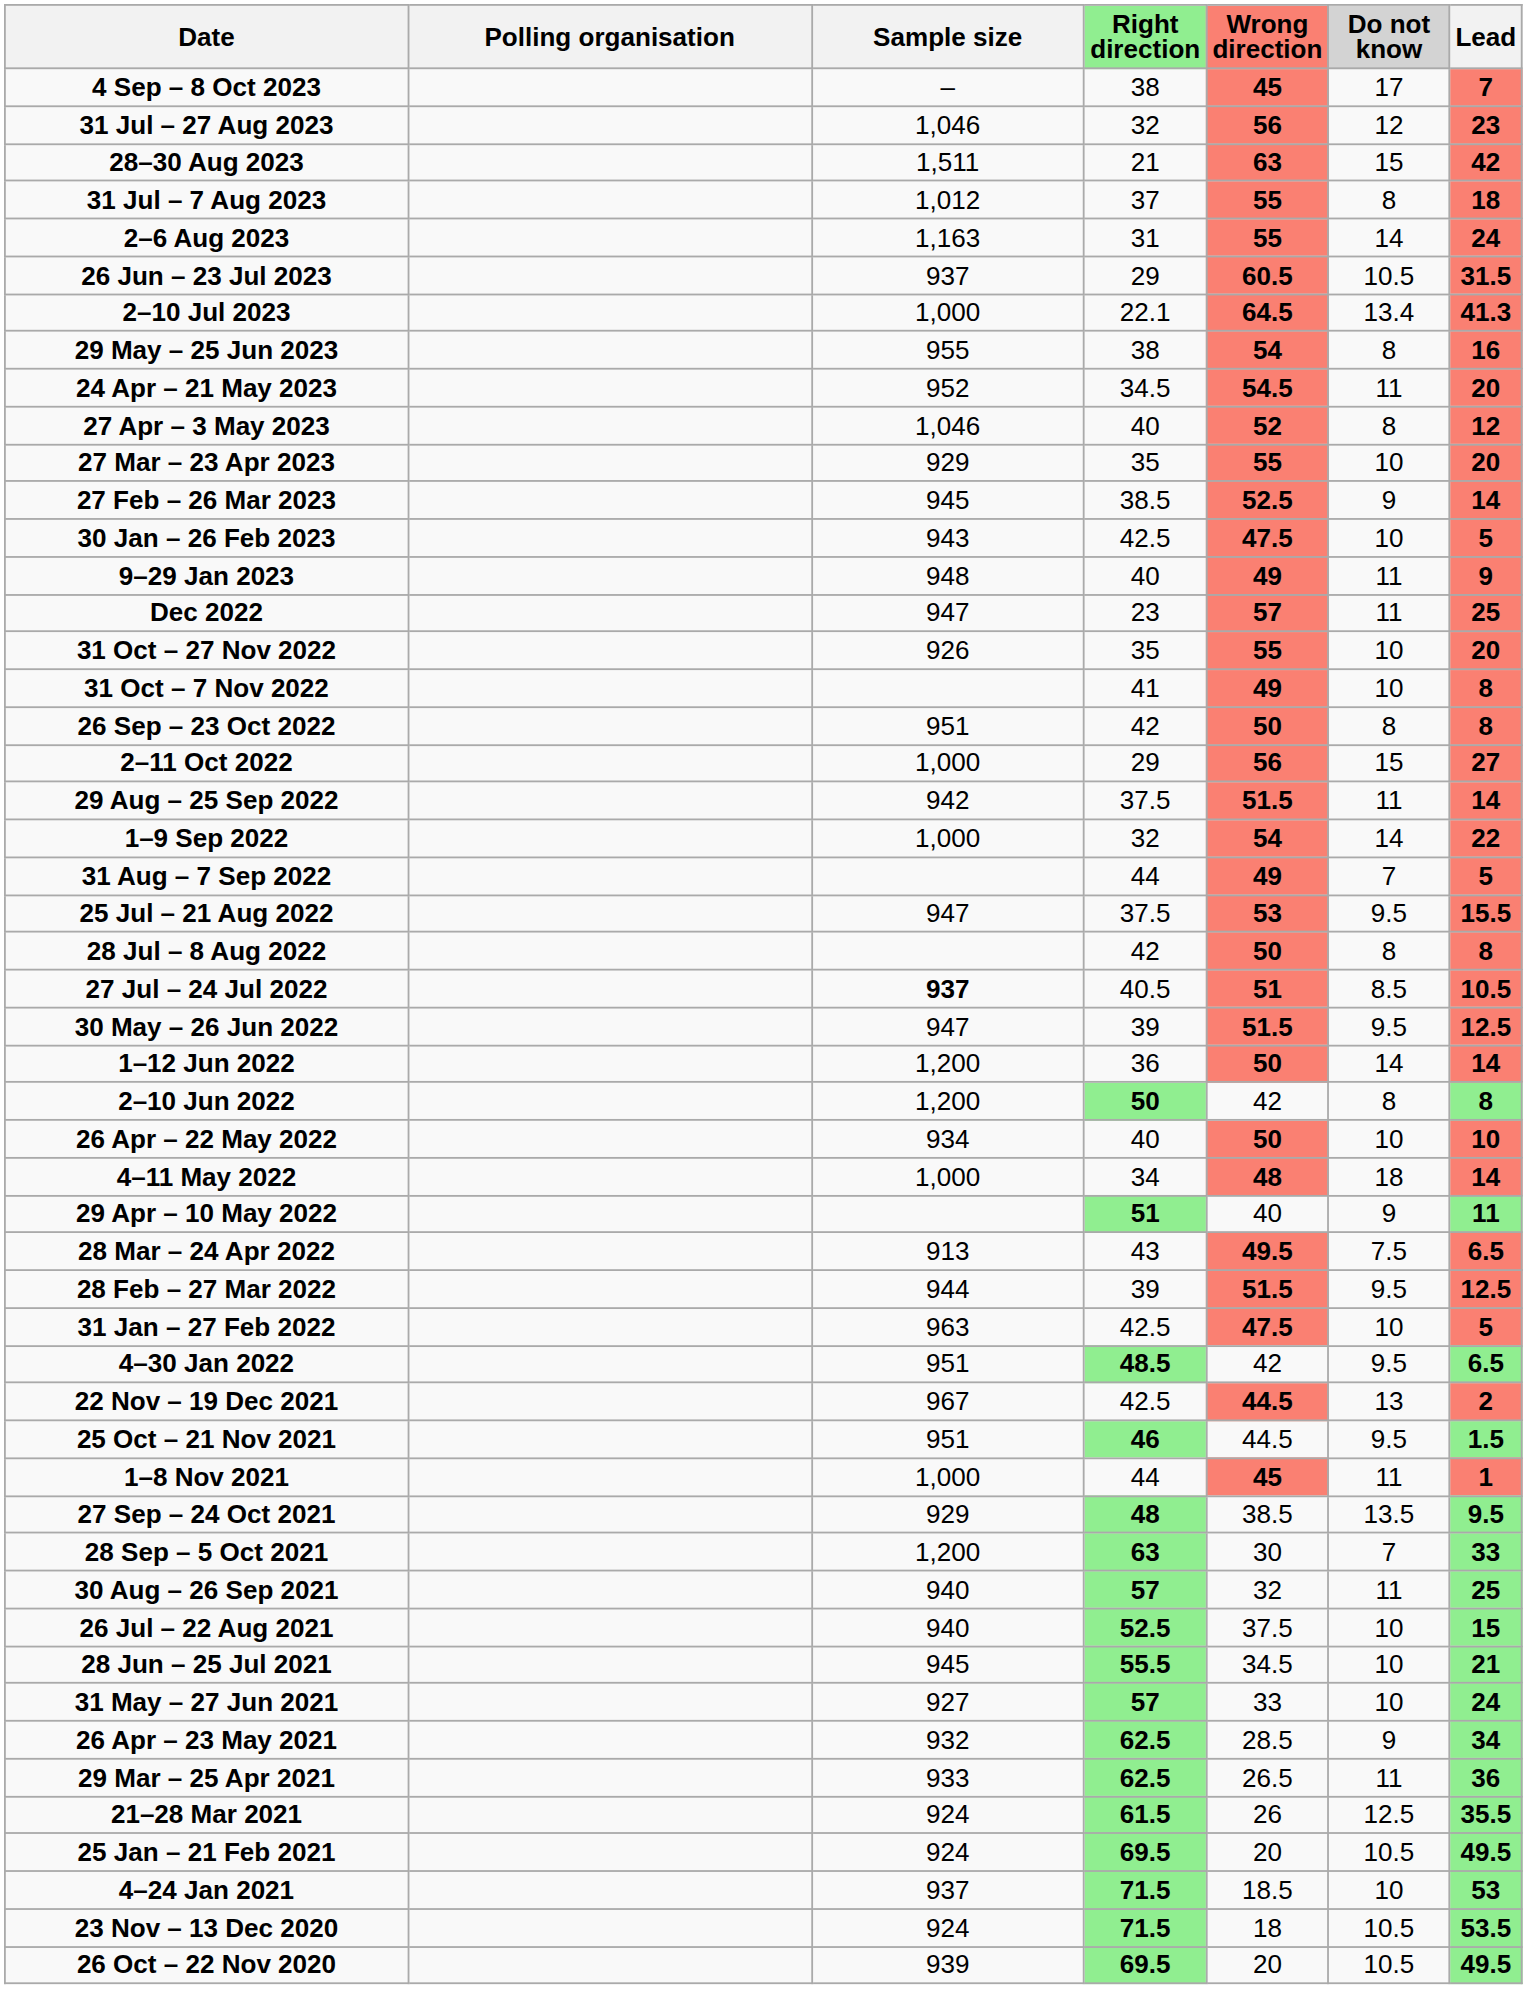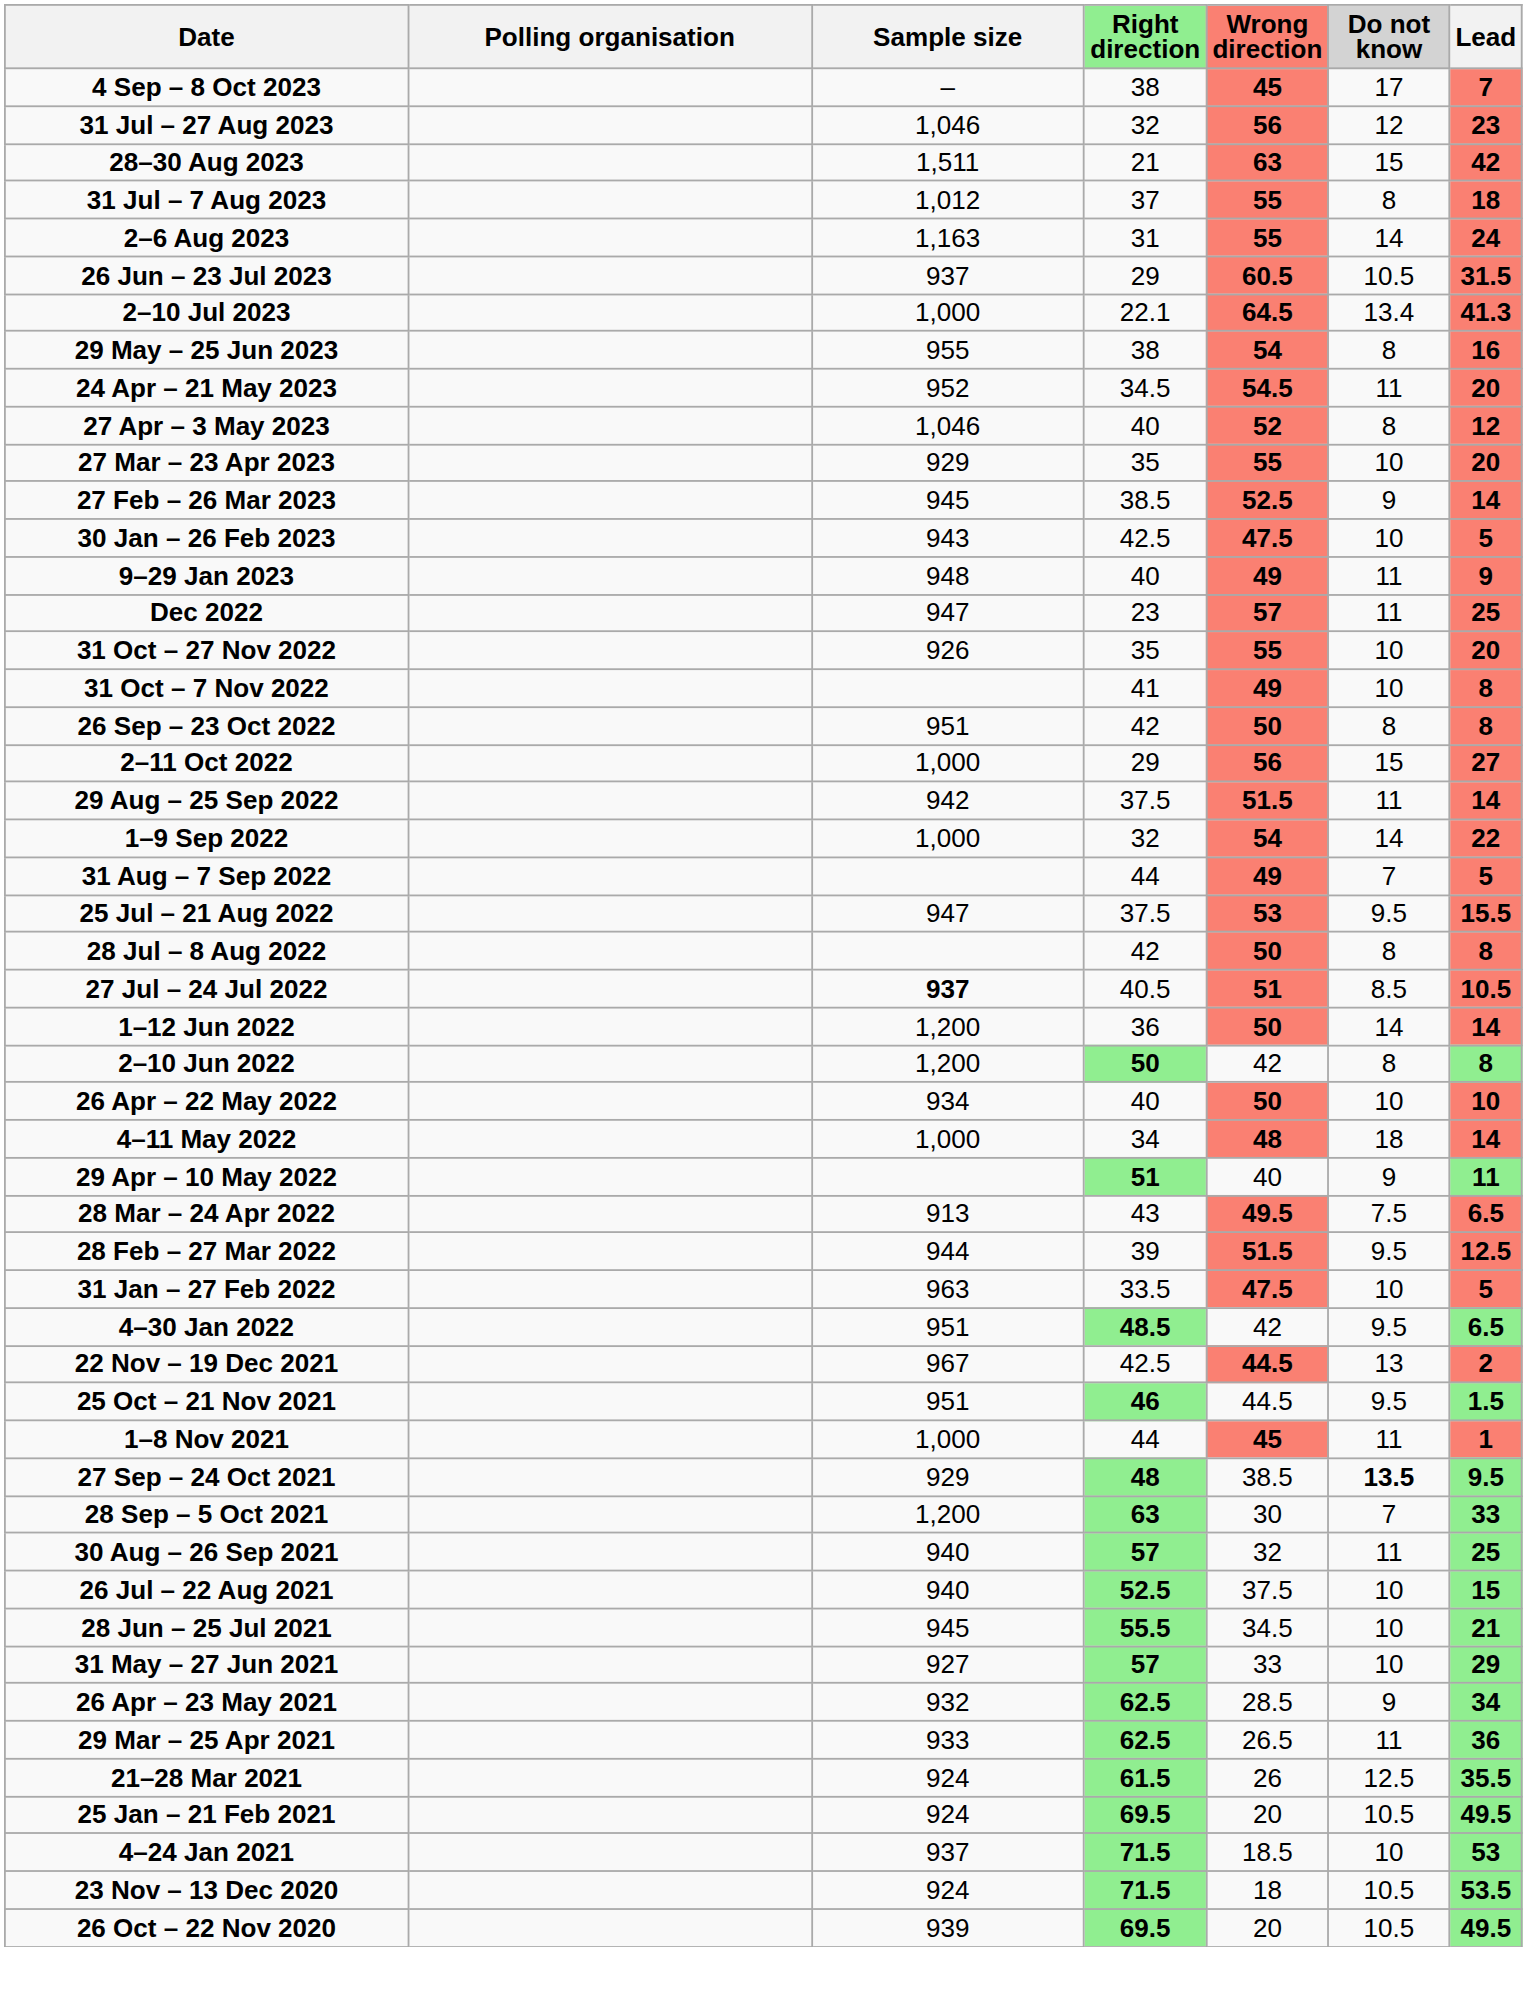- row: (206, 1026)
(1145, 1327) 42.5 -> (1145, 1289) 33.5
(1389, 1515) normal -> (1389, 1477) bold
(1486, 1702) 24 -> (1486, 1665) 29
